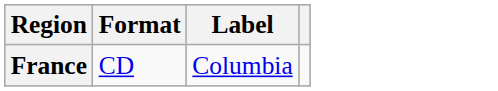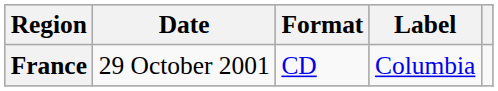+ column: (184, 24)
